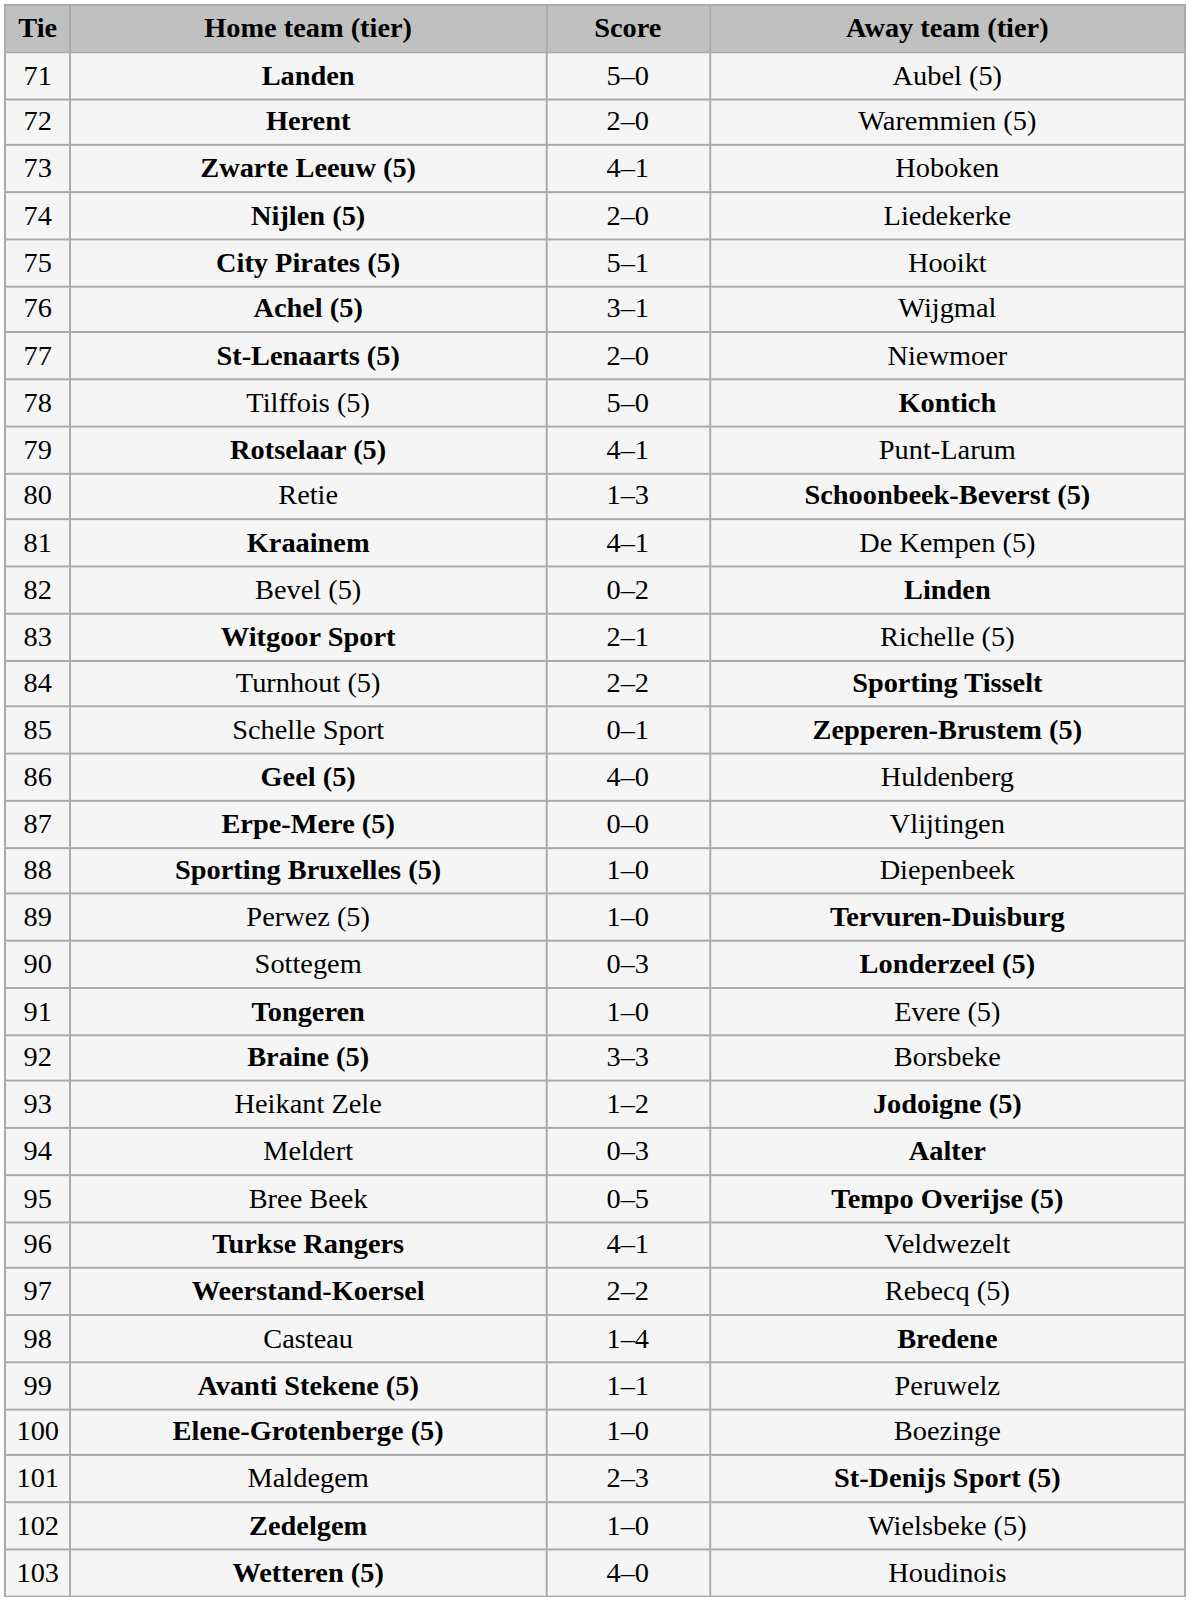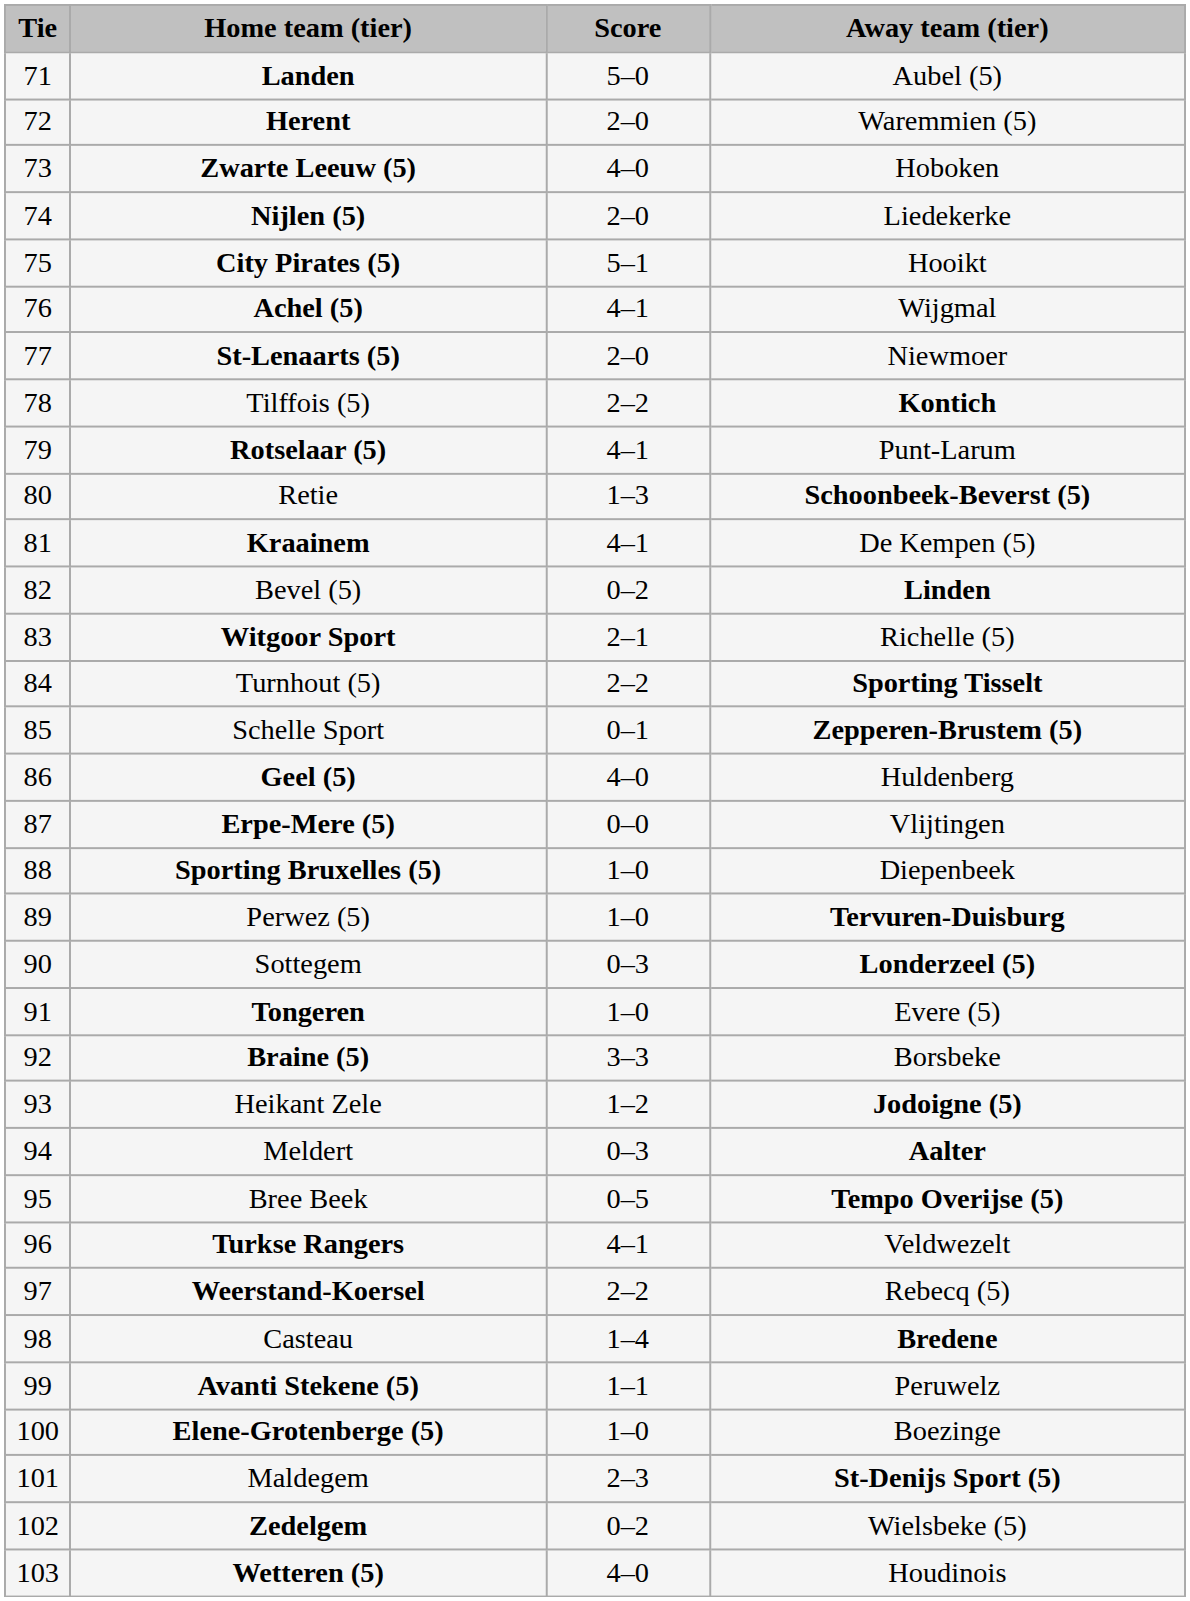(628, 168) 4–1 -> (628, 168) 4–0
(628, 309) 3–1 -> (628, 309) 4–1
(628, 402) 5–0 -> (628, 402) 2–2
(628, 1525) 1–0 -> (628, 1525) 0–2
